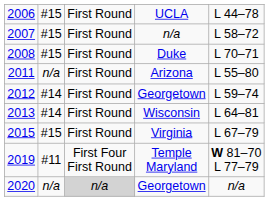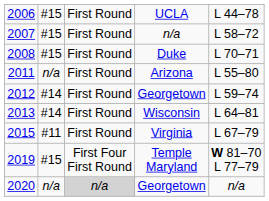(51, 133) #15 -> (51, 133) #11
(51, 159) #11 -> (51, 159) #15
